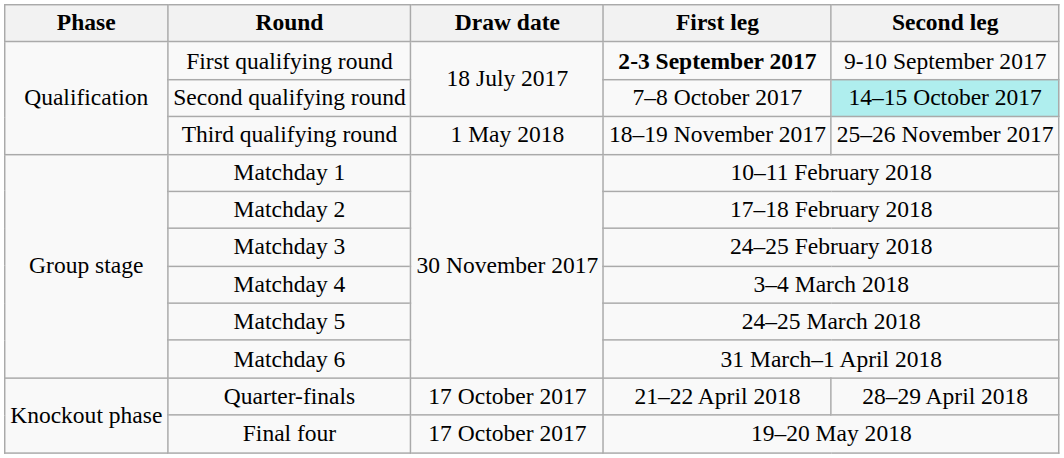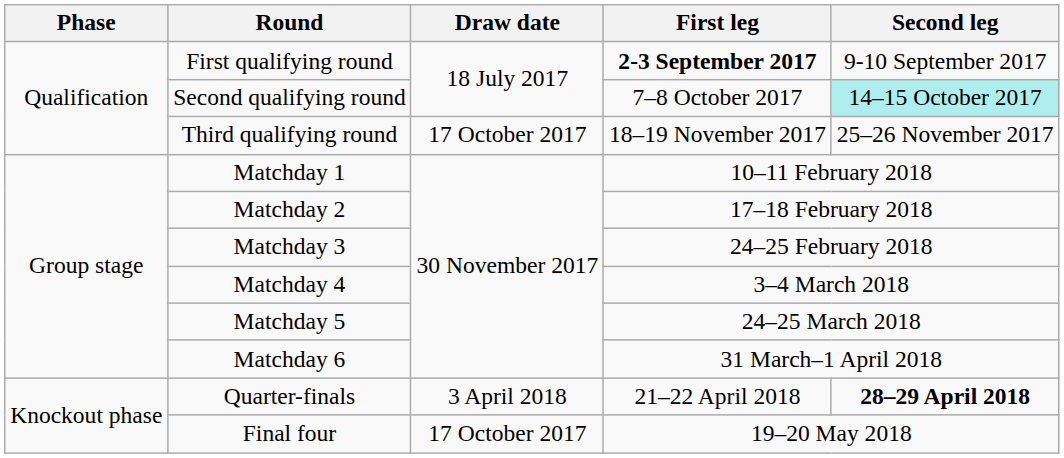(507, 135) 1 May 2018 -> (507, 135) 17 October 2017
(507, 396) 17 October 2017 -> (507, 396) 3 April 2018
(945, 396) normal -> (945, 396) bold
